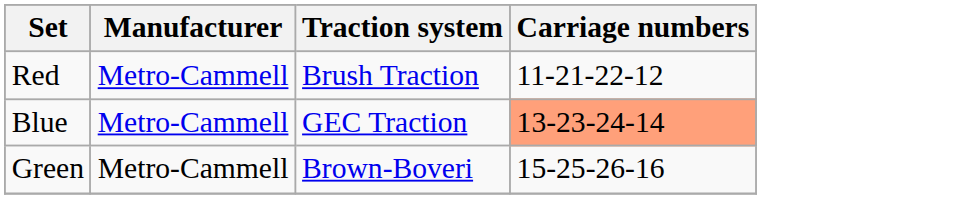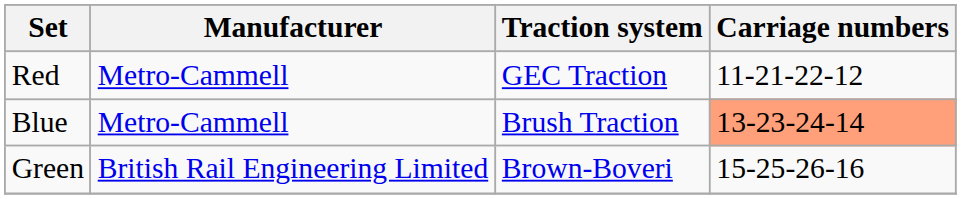(390, 74) Brush Traction -> (584, 74) GEC Traction
(385, 121) GEC Traction -> (590, 121) Brush Traction
(193, 168) Metro-Cammell -> (293, 168) British Rail Engineering Limited
